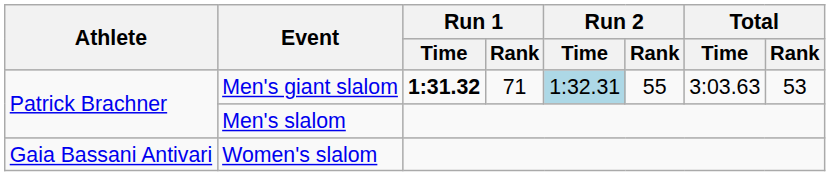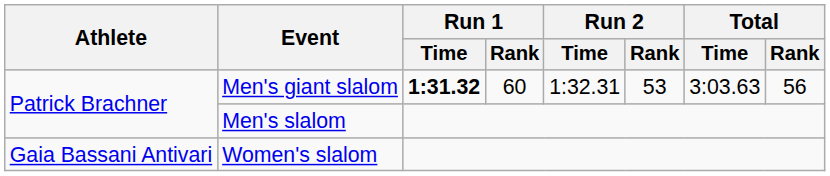(515, 87) 71 -> (515, 87) 60
(585, 87) lightblue background -> (585, 87) no background
(655, 87) 55 -> (655, 87) 53
(795, 87) 53 -> (795, 87) 56
